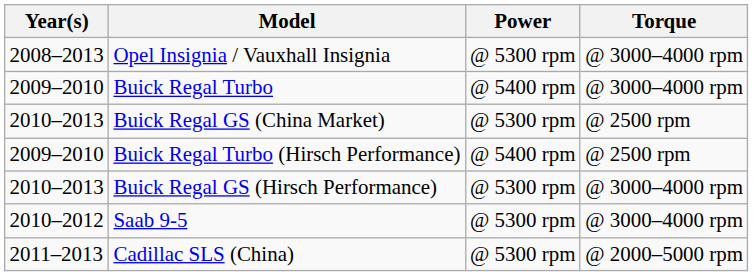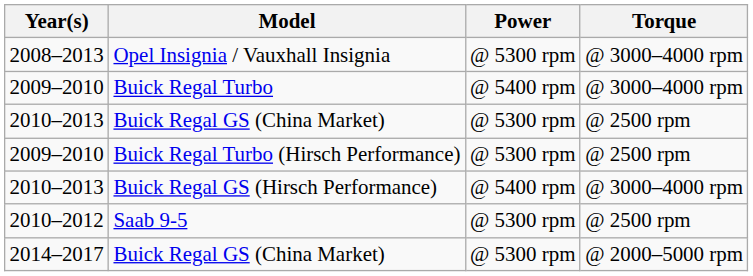(523, 154) @ 5400 rpm -> (523, 154) @ 5300 rpm
(523, 187) @ 5300 rpm -> (523, 187) @ 5400 rpm
(664, 220) @ 3000–4000 rpm -> (638, 220) @ 2500 rpm
- row: (56, 253)
+ row: (57, 253)
